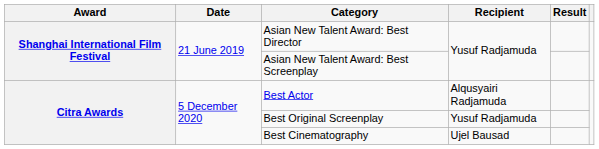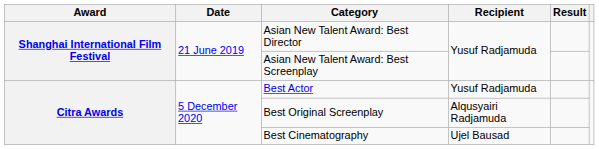(478, 95) Alqusyairi Radjamuda -> (493, 89) Yusuf Radjamuda
(493, 118) Yusuf Radjamuda -> (478, 112) Alqusyairi Radjamuda
